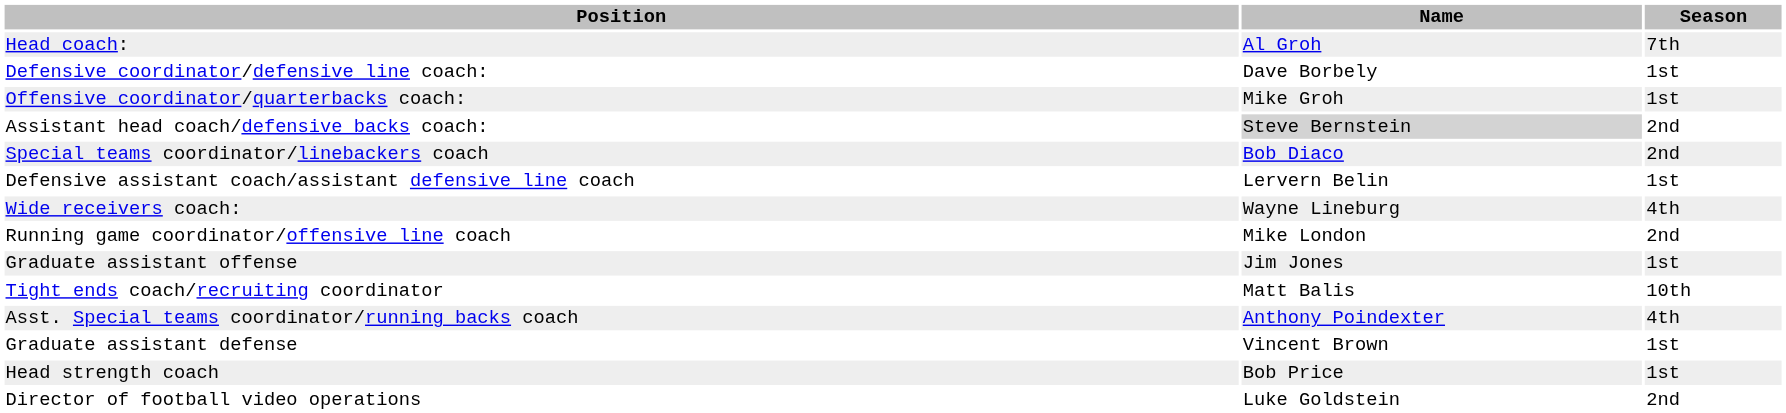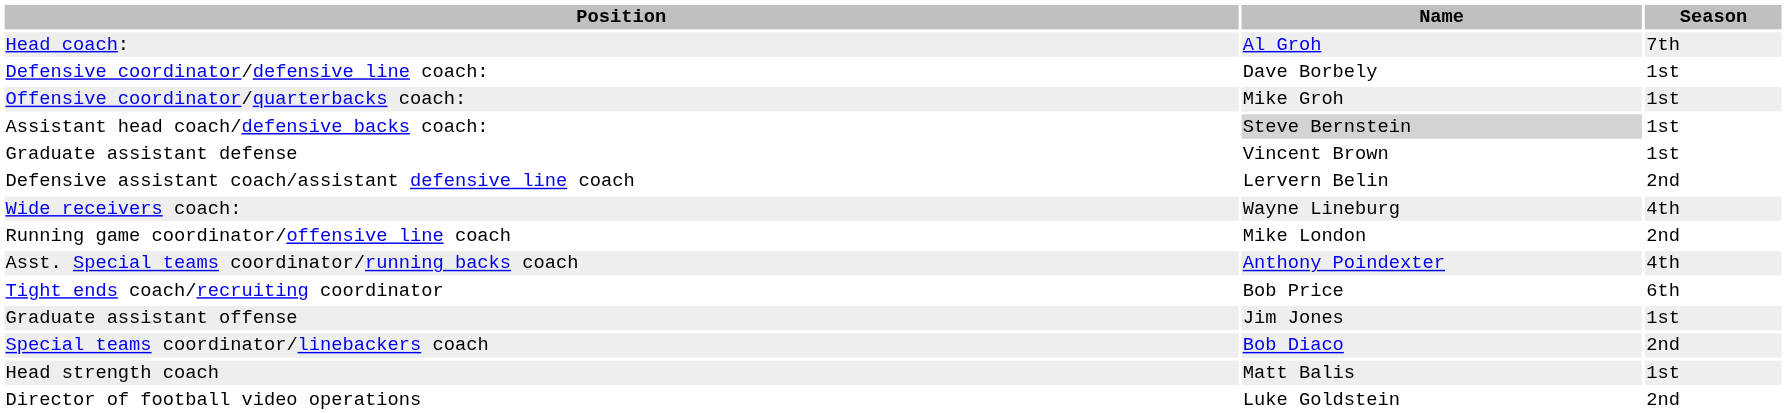(1663, 127) 2nd -> (1663, 127) 1st
rows swapped: (247, 154) <-> (152, 345)
(1663, 181) 1st -> (1663, 181) 2nd
rows swapped: (292, 318) <-> (152, 263)
(1299, 291) Matt Balis -> (1293, 291) Bob Price
(1669, 291) 10th -> (1663, 291) 6th
(1293, 373) Bob Price -> (1299, 373) Matt Balis
